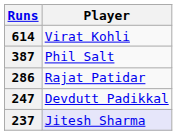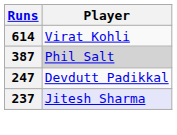(80, 57) no background -> (80, 57) lightgrey background
- row: (23, 78)
